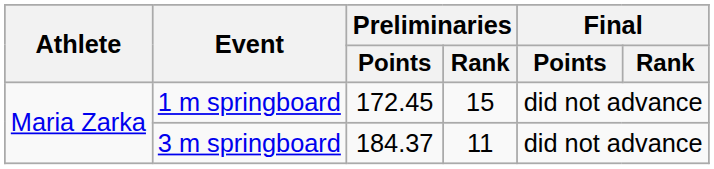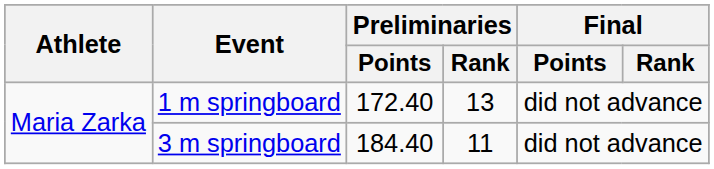(395, 103) 172.45 -> (395, 103) 172.40
(480, 103) 15 -> (480, 103) 13
(395, 143) 184.37 -> (395, 143) 184.40
